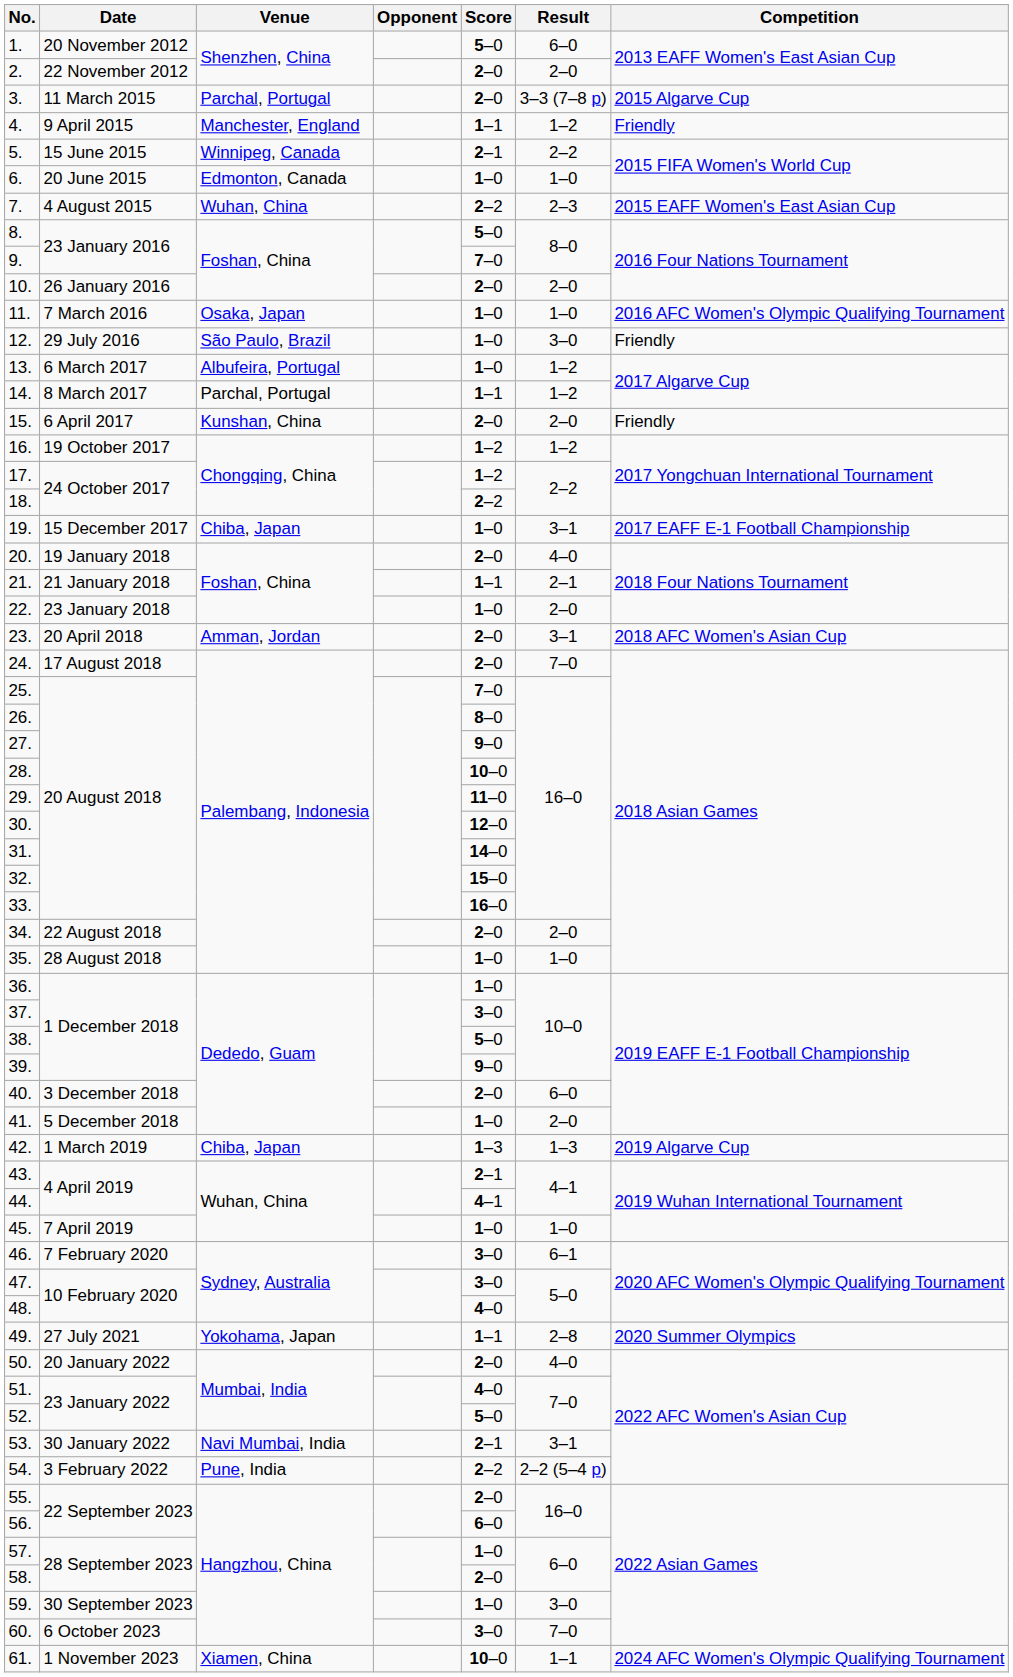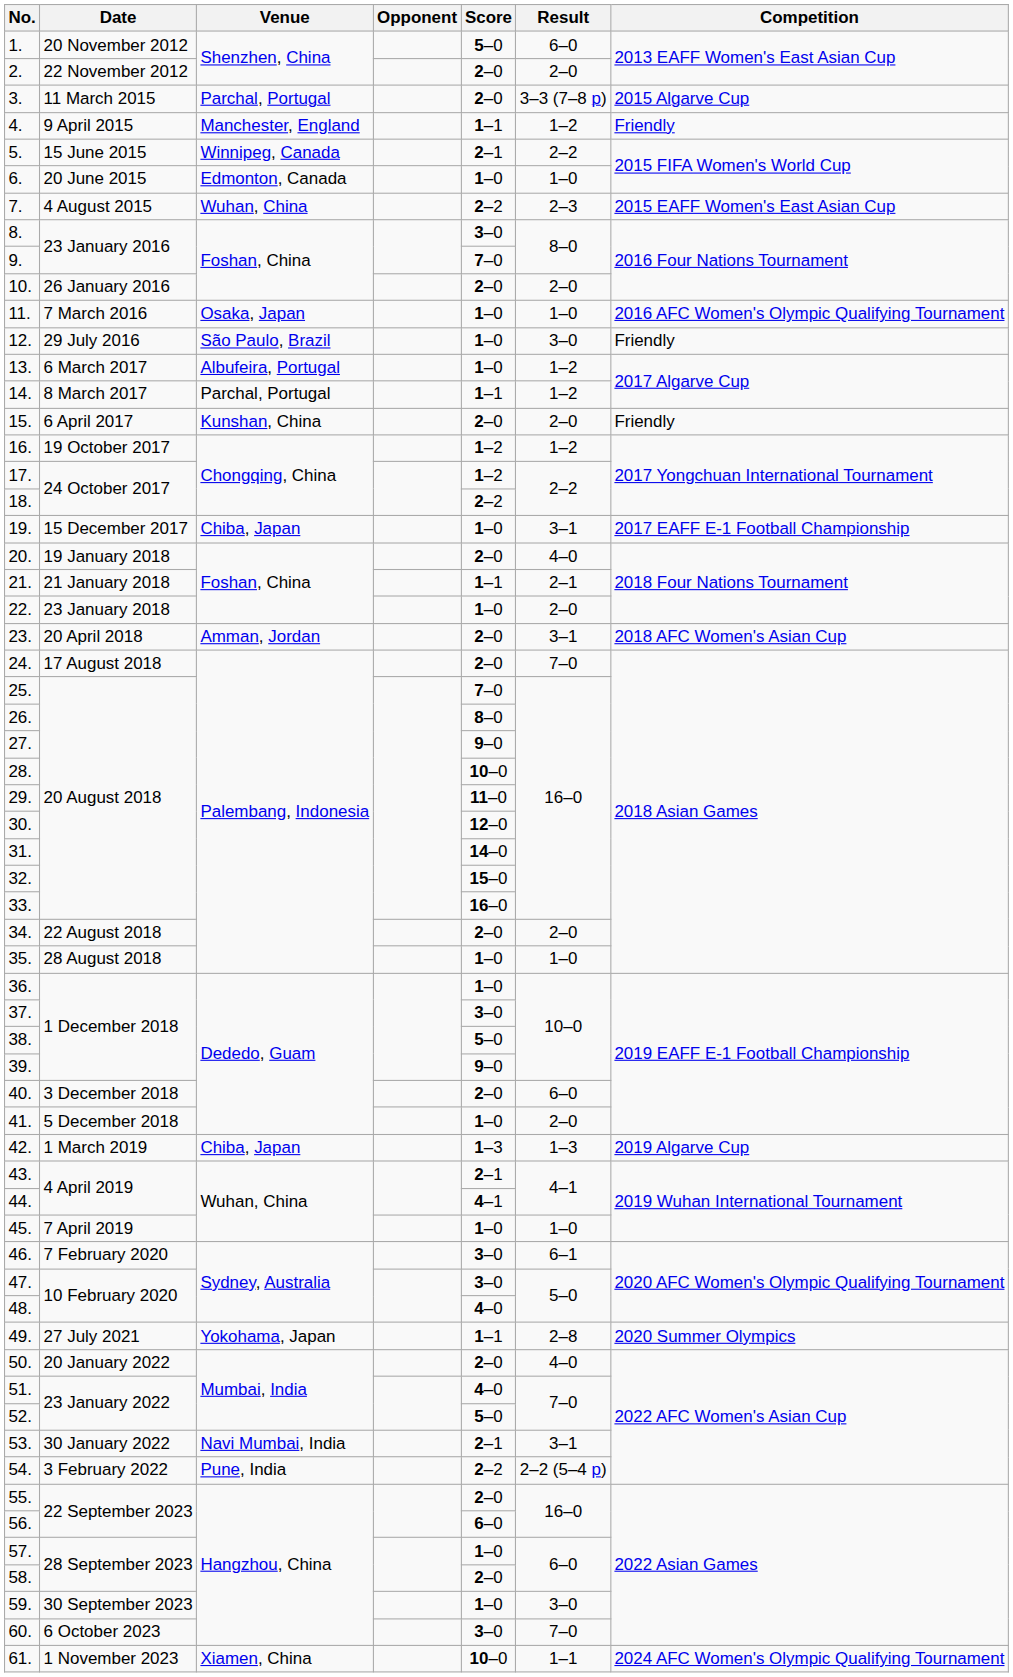(488, 233) 5–0 -> (488, 233) 3–0
